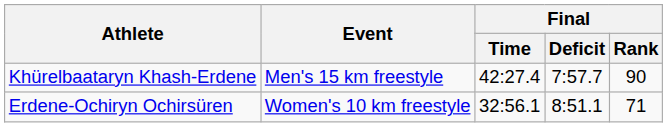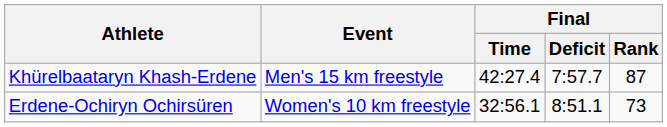(636, 77) 90 -> (636, 77) 87
(636, 106) 71 -> (636, 106) 73
